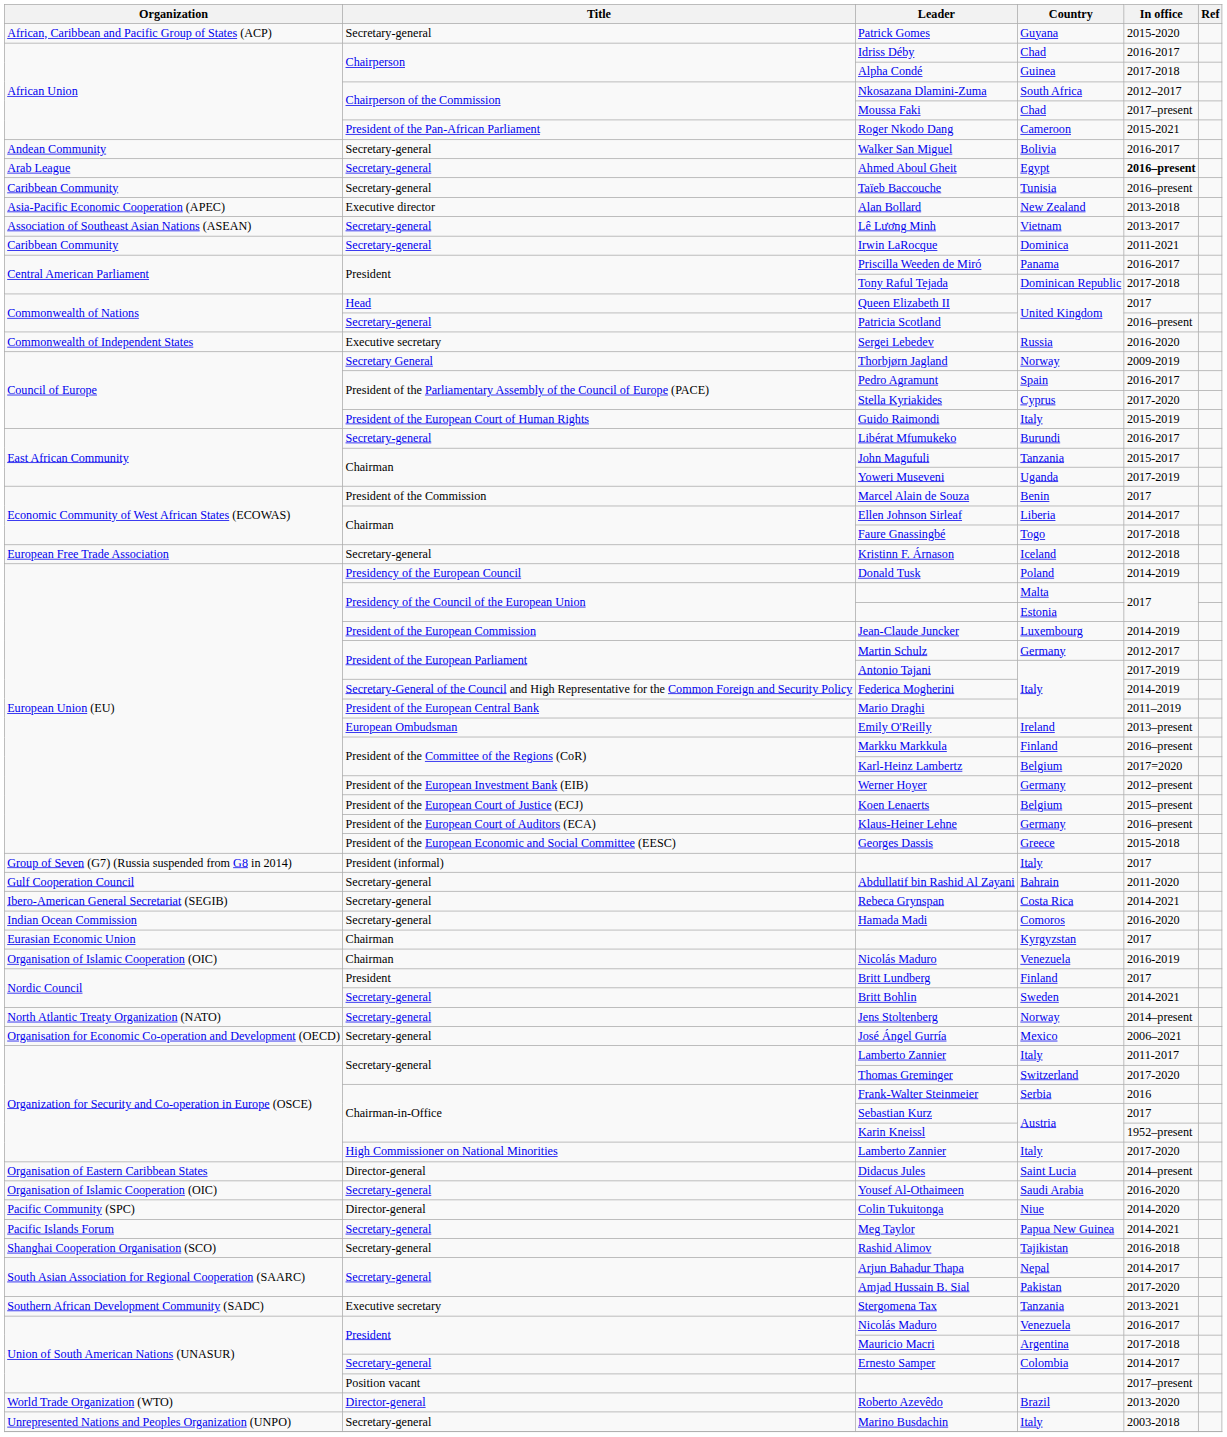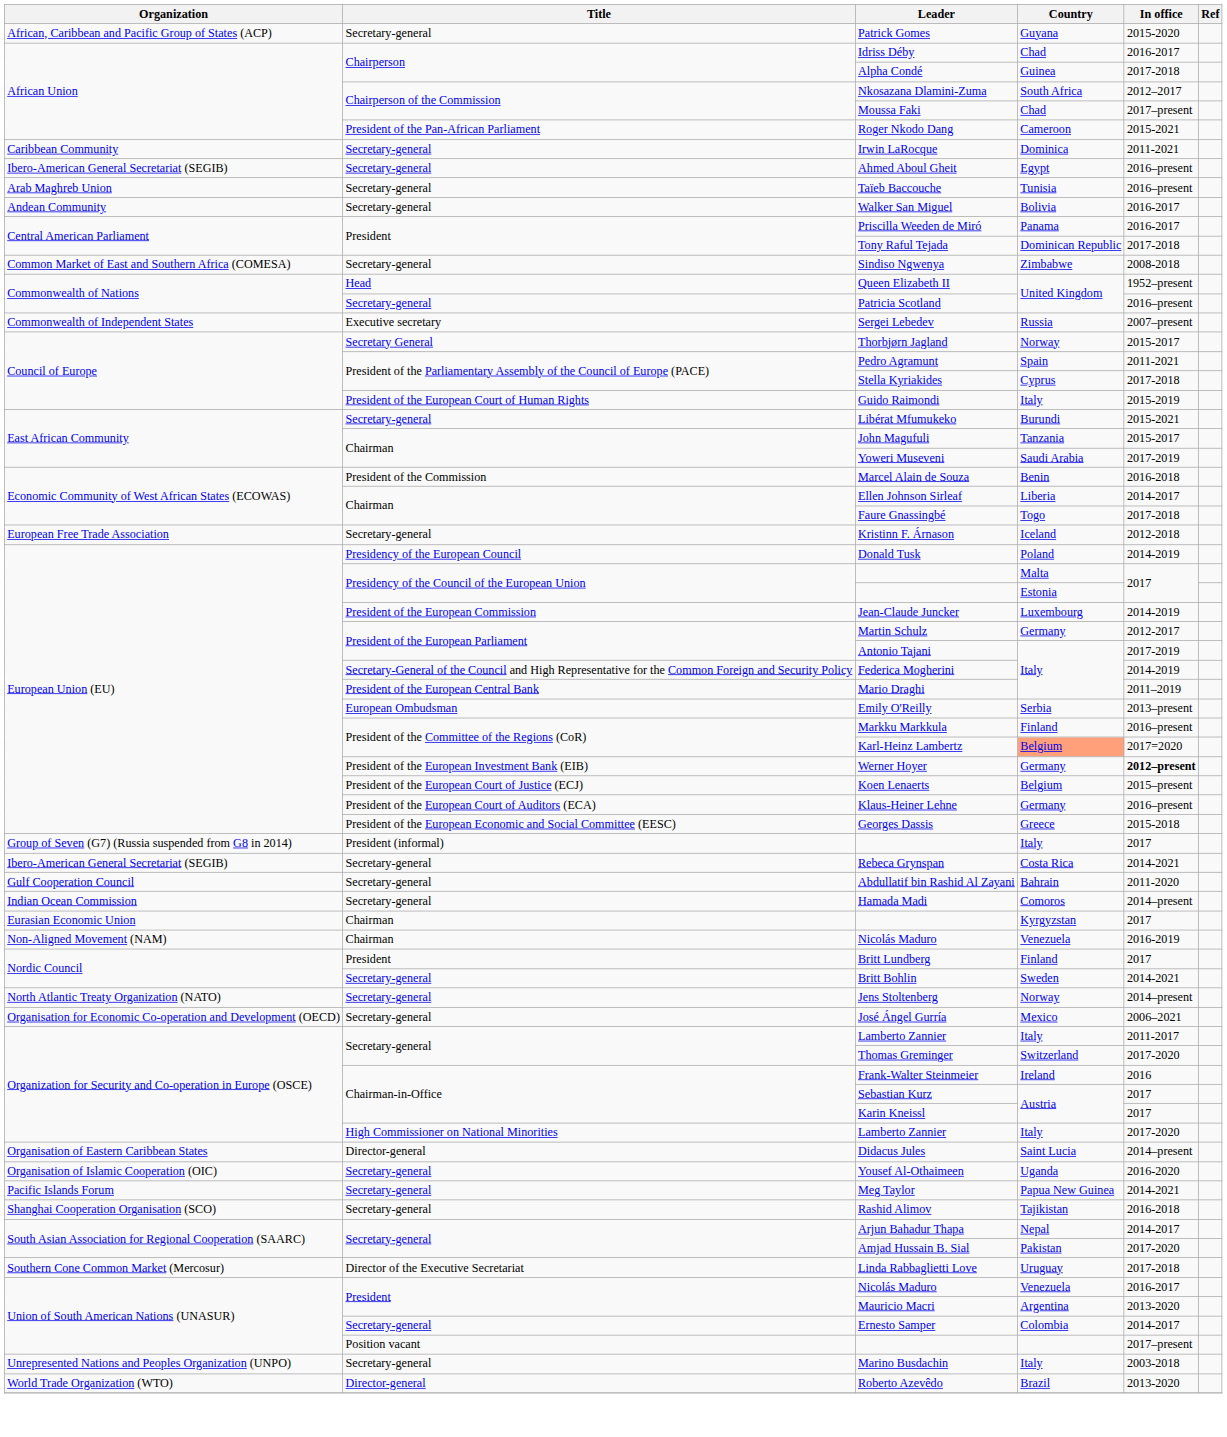rows swapped: (388, 149) <-> (388, 245)
(39, 168) Arab League -> (117, 168) Ibero-American General Secretariat (SEGIB)
(1161, 168) bold -> (1160, 168) normal
(63, 187) Caribbean Community -> (60, 187) Arab Maghreb Union
- row: (390, 206)
- row: (388, 226)
+ row: (388, 264)
(1139, 303) 2017 -> (1160, 284) 1952–present
(1153, 341) 2016-2020 -> (1160, 322) 2007–present
(1153, 361) 2009-2019 -> (1153, 341) 2015-2017
(1153, 380) 2016-2017 -> (1153, 361) 2011-2021
(1153, 399) 2017-2020 -> (1153, 380) 2017-2018
(1153, 438) 2016-2017 -> (1153, 419) 2015-2021
(1039, 476) Uganda -> (1052, 457) Saudi Arabia
(1139, 496) 2017 -> (1153, 476) 2016-2018
(1038, 727) Ireland -> (1036, 708) Serbia
(1041, 766) no background -> (1041, 746) lightsalmon background
(1160, 785) normal -> (1161, 766) bold
rows swapped: (388, 881) <-> (388, 901)
(1153, 920) 2016-2020 -> (1160, 901) 2014–present
(112, 959) Organisation of Islamic Cooperation (OIC) -> (87, 939) Non-Aligned Movement (NAM)
(1036, 1094) Serbia -> (1038, 1074) Ireland
(1160, 1132) 1952–present -> (1139, 1113) 2017
(1052, 1190) Saudi Arabia -> (1039, 1171) Uganda
- row: (386, 1209)
+ row: (435, 1267)
- row: (393, 1306)
(1153, 1344) 2017-2018 -> (1153, 1306) 2013-2020
rows swapped: (388, 1421) <-> (386, 1402)
